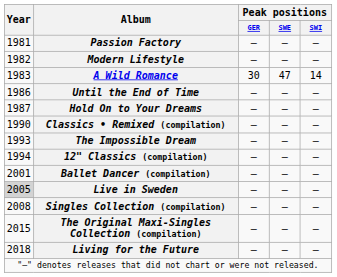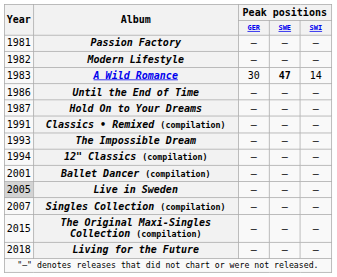(285, 76) normal -> (285, 76) bold
(19, 125) 1990 -> (19, 125) 1991
(19, 206) 2008 -> (19, 206) 2007
